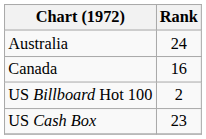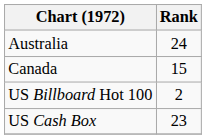(179, 69) 16 -> (179, 69) 15
